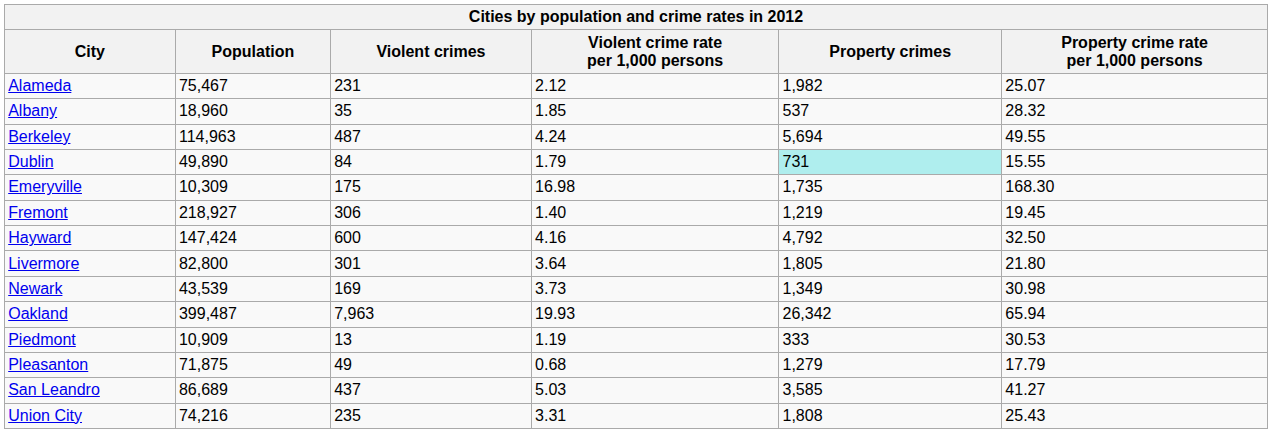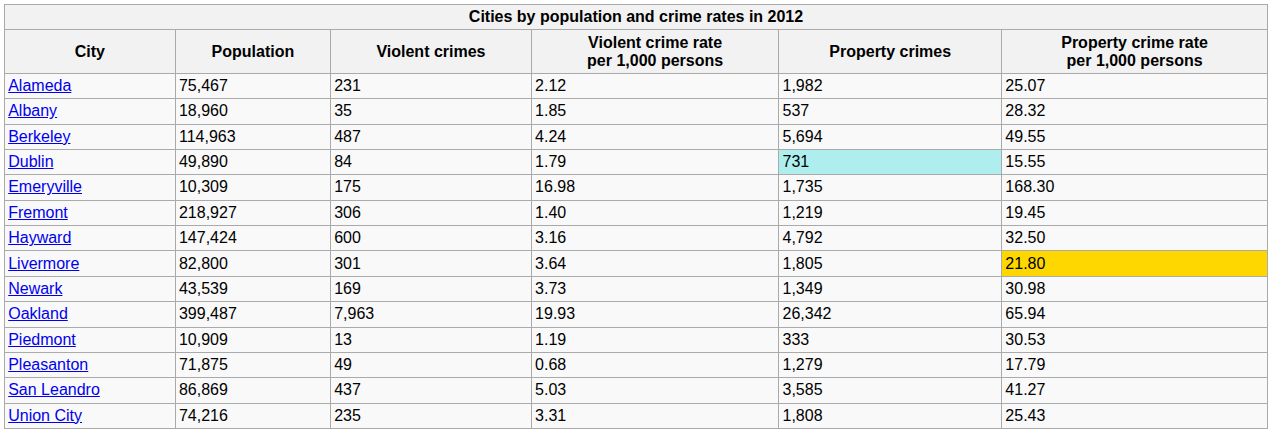(551, 238) 4.16 -> (551, 238) 3.16
(1025, 263) no background -> (1025, 263) gold background
(203, 390) 86,689 -> (203, 390) 86,869
